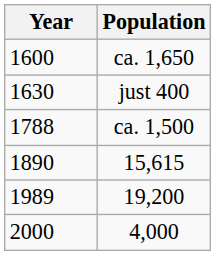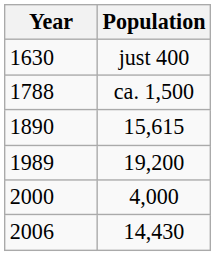- row: (32, 57)
+ row: (32, 232)
